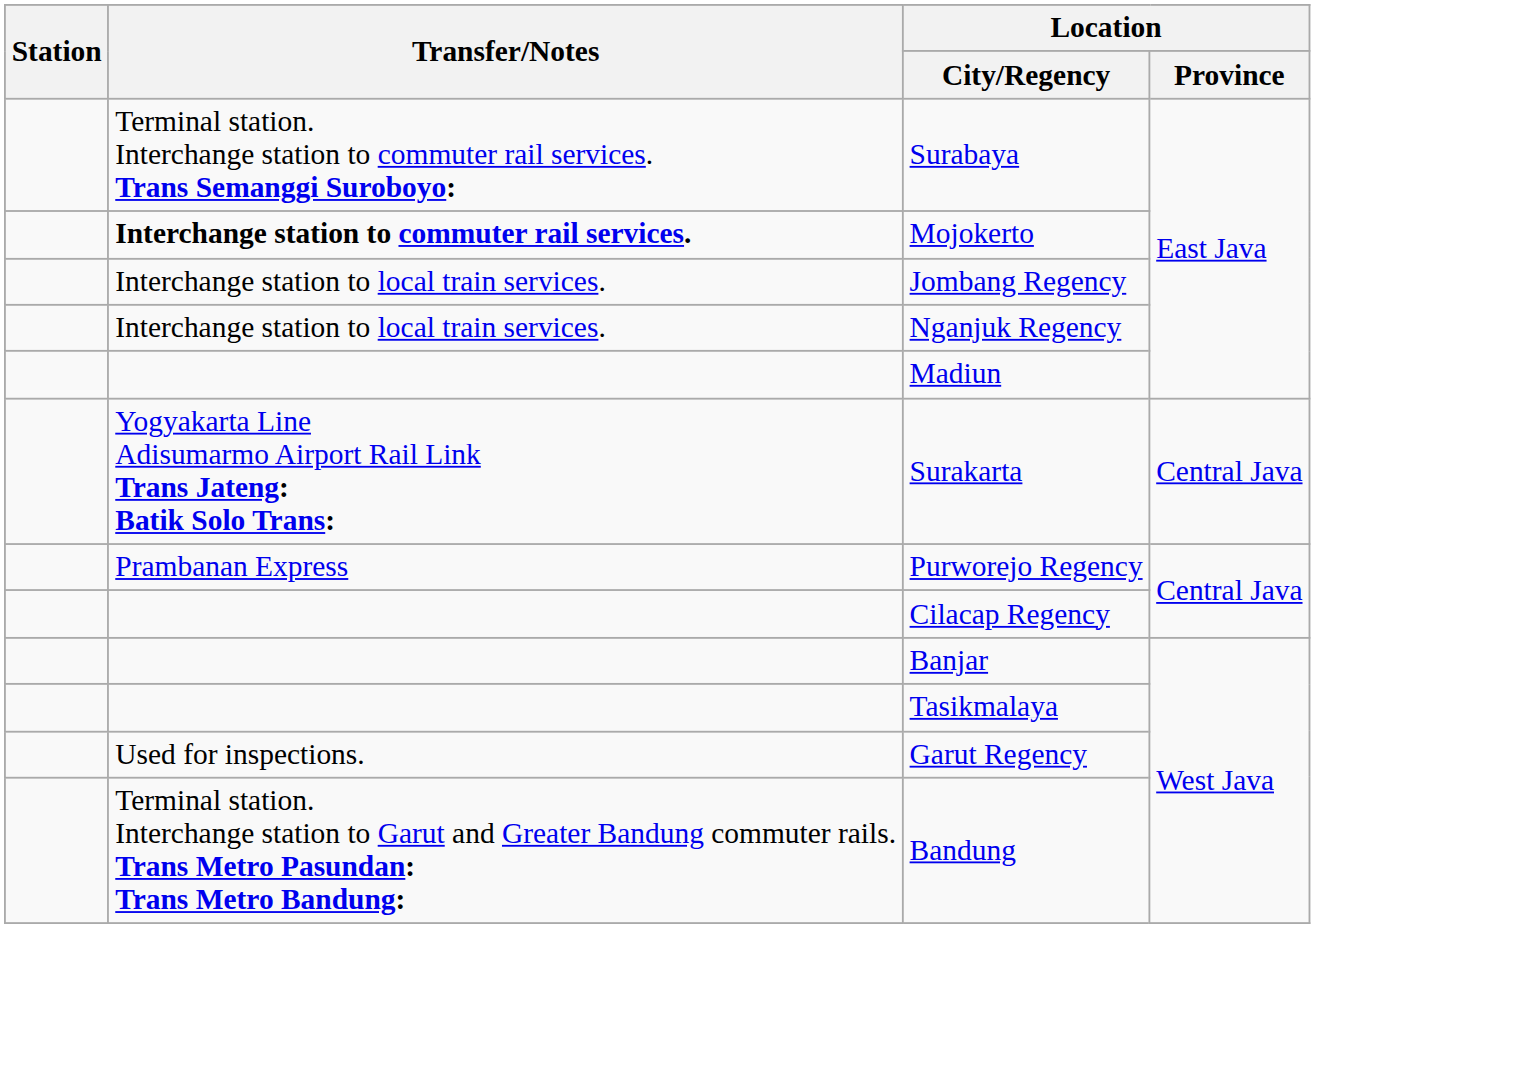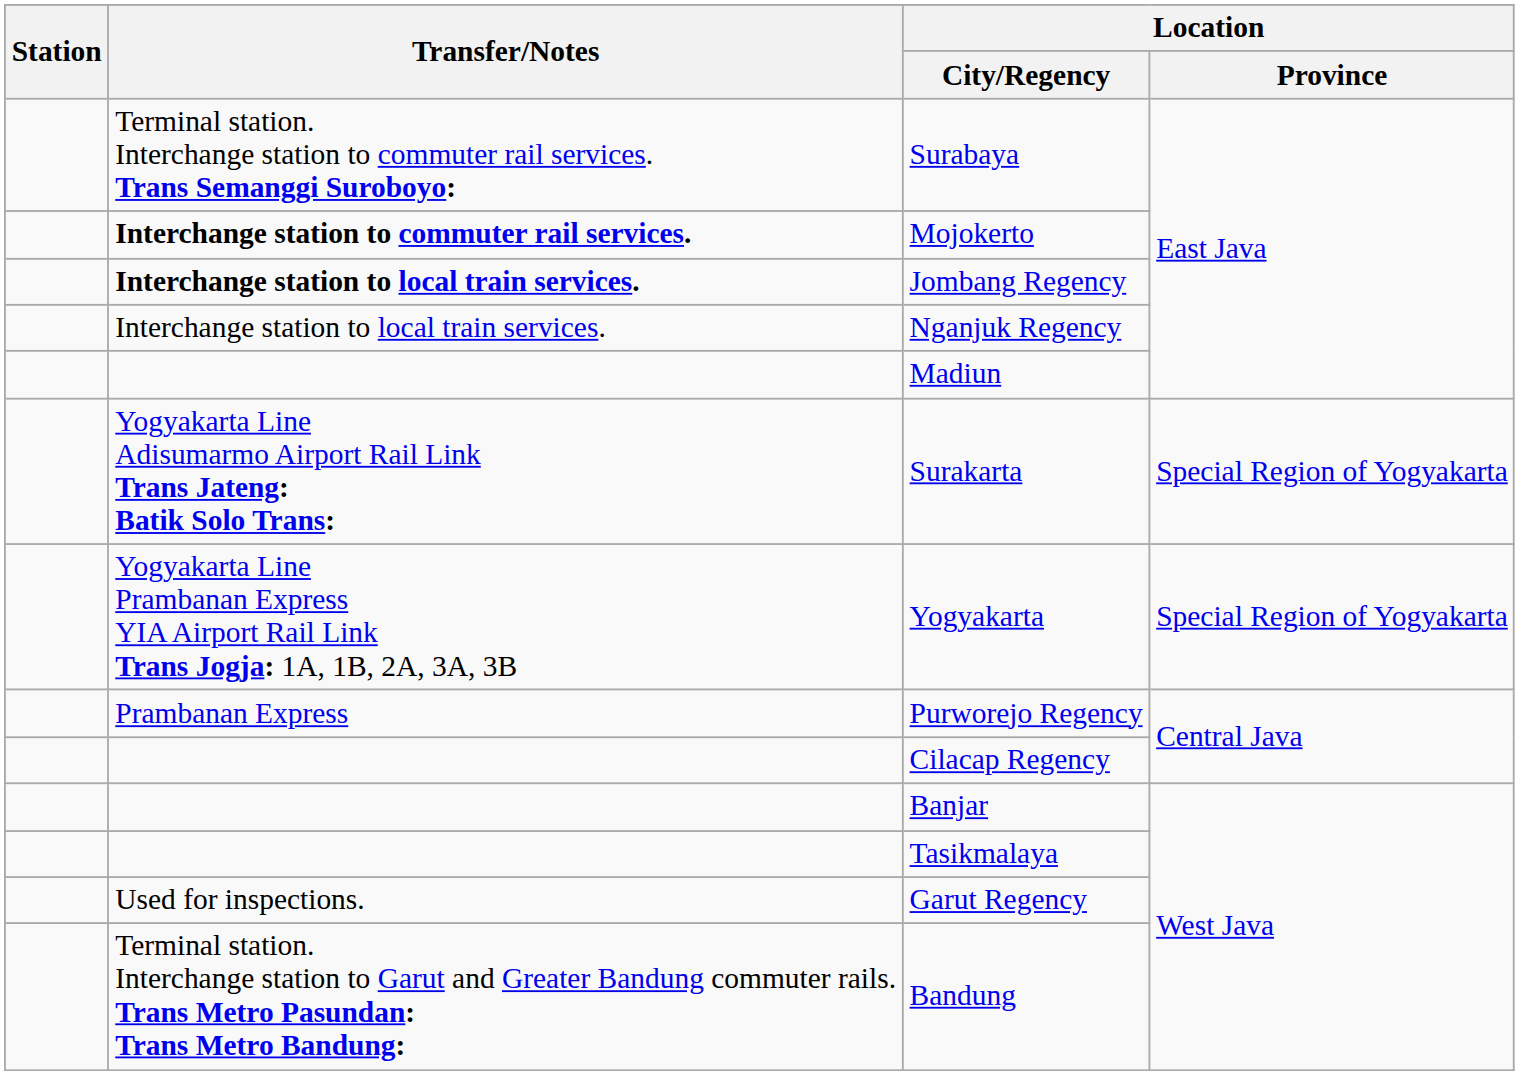(361, 280) normal -> (377, 280) bold
(1229, 470) Central Java -> (1332, 470) Special Region of Yogyakarta
+ row: (977, 616)
